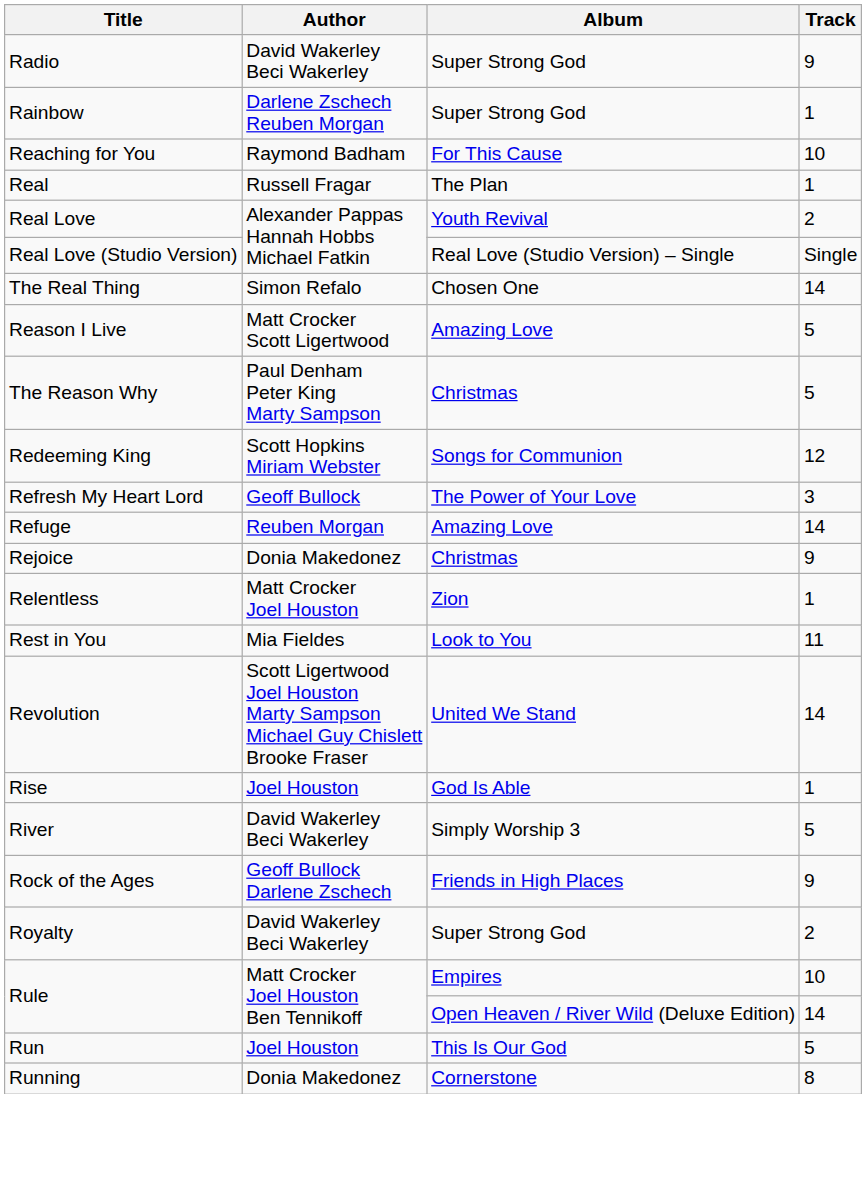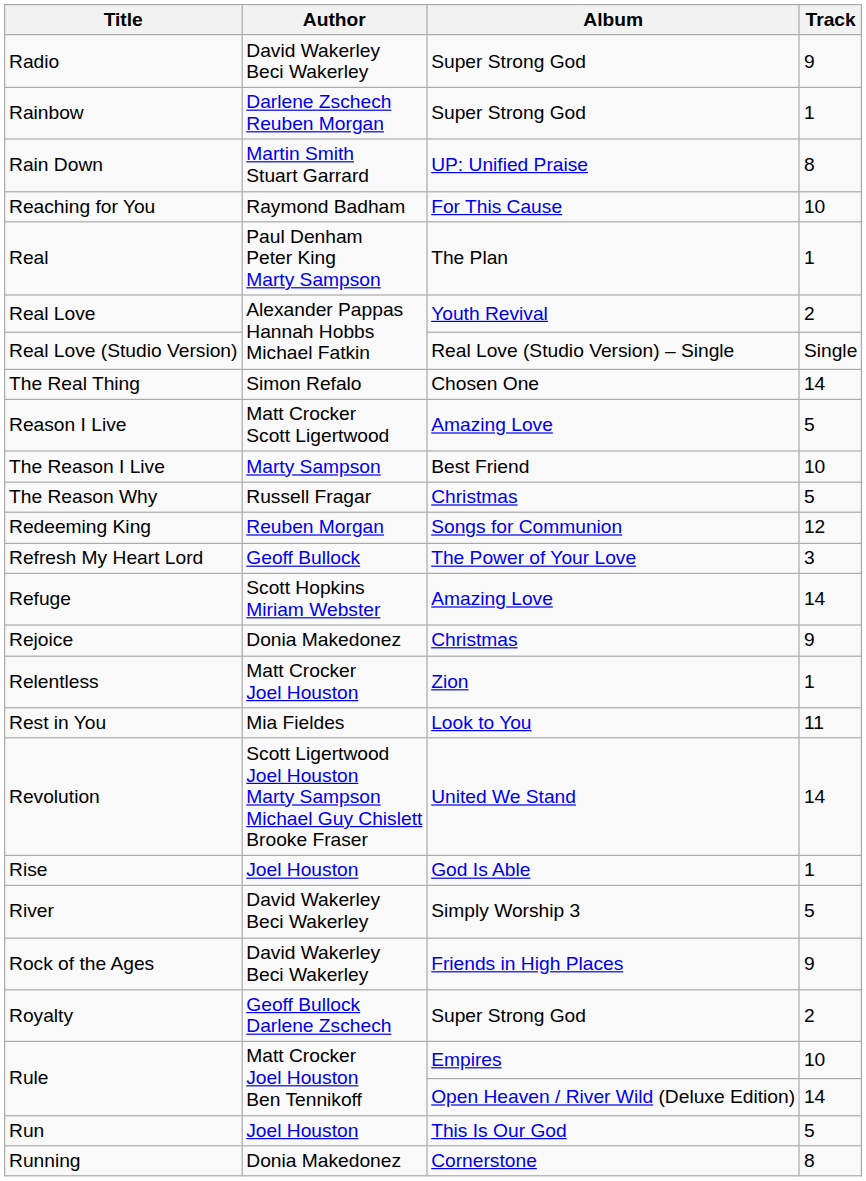+ row: (56, 165)
(309, 184) Russell Fragar -> (313, 258) Paul Denham Peter King Marty Sampson
+ row: (87, 466)
(313, 392) Paul Denham Peter King Marty Sampson -> (309, 497) Russell Fragar
(313, 455) Scott Hopkins Miriam Webster -> (315, 527) Reuben Morgan
(315, 527) Reuben Morgan -> (313, 599) Scott Hopkins Miriam Webster
(319, 881) Geoff Bullock Darlene Zschech -> (313, 963) David Wakerley Beci Wakerley
(313, 933) David Wakerley Beci Wakerley -> (319, 1015) Geoff Bullock Darlene Zschech
